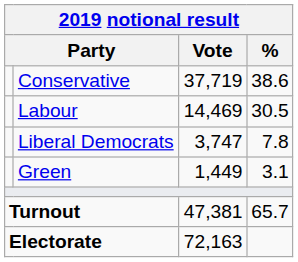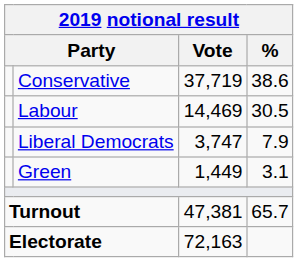(275, 141) 7.8 -> (275, 141) 7.9
